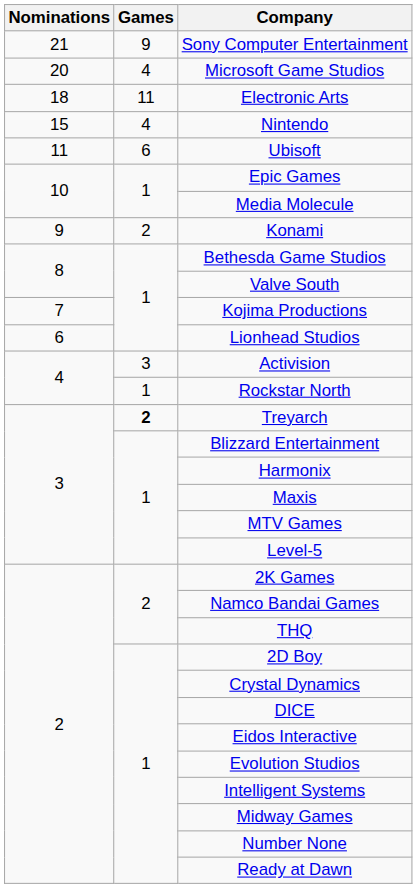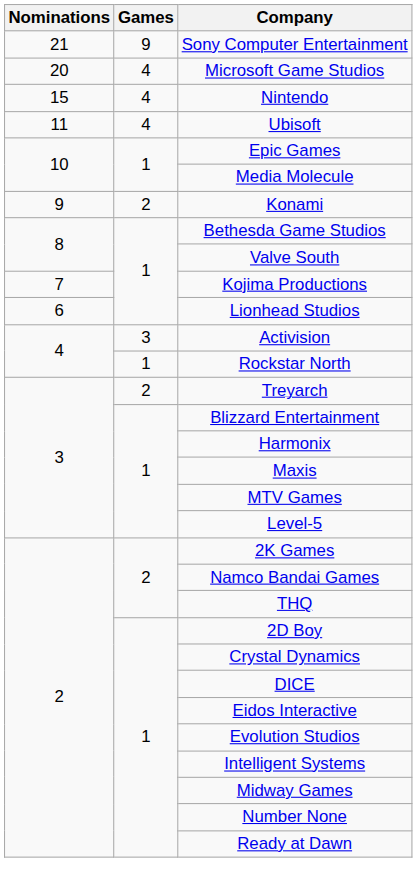- row: (295, 97)
(146, 151) 6 -> (146, 124) 4
(146, 417) bold -> (146, 390) normal
